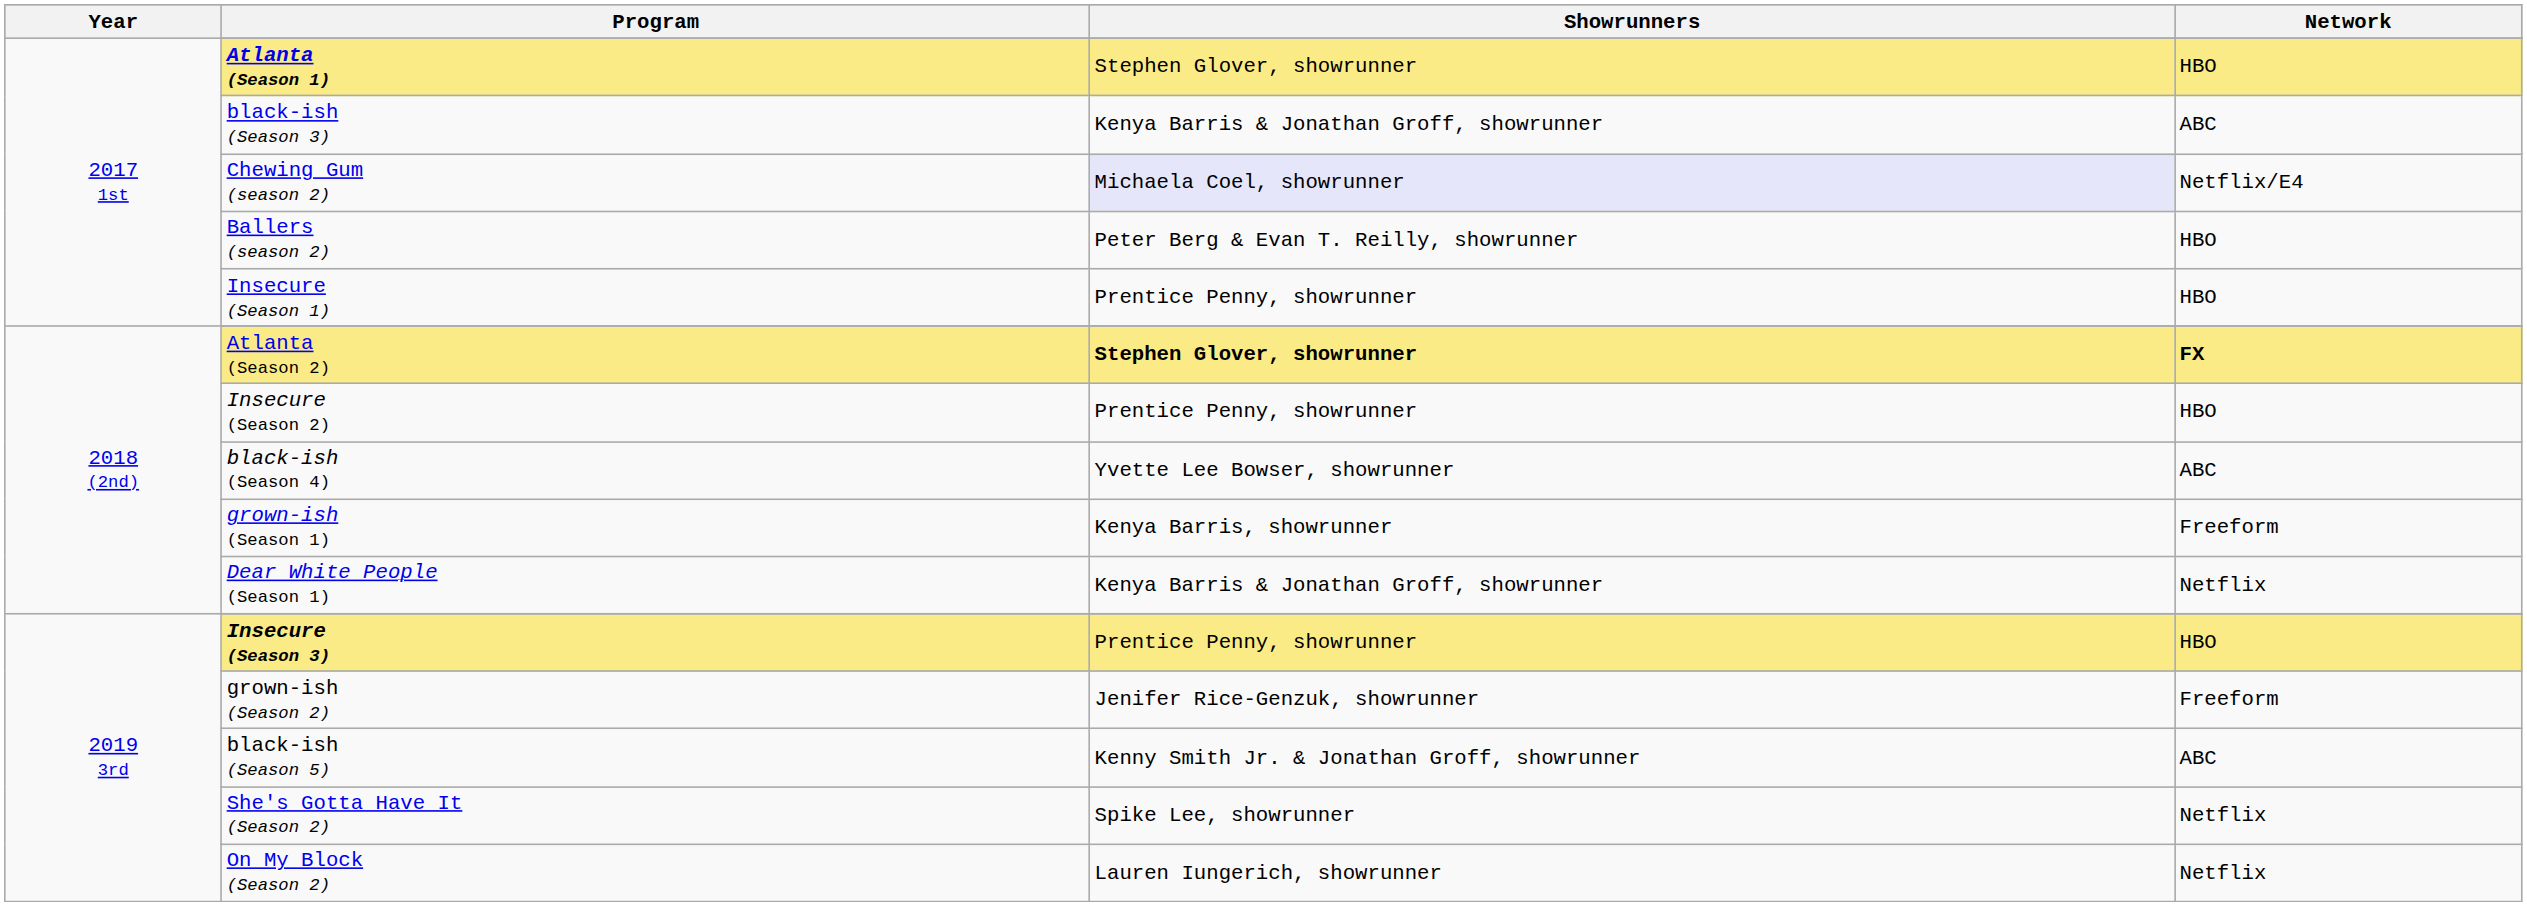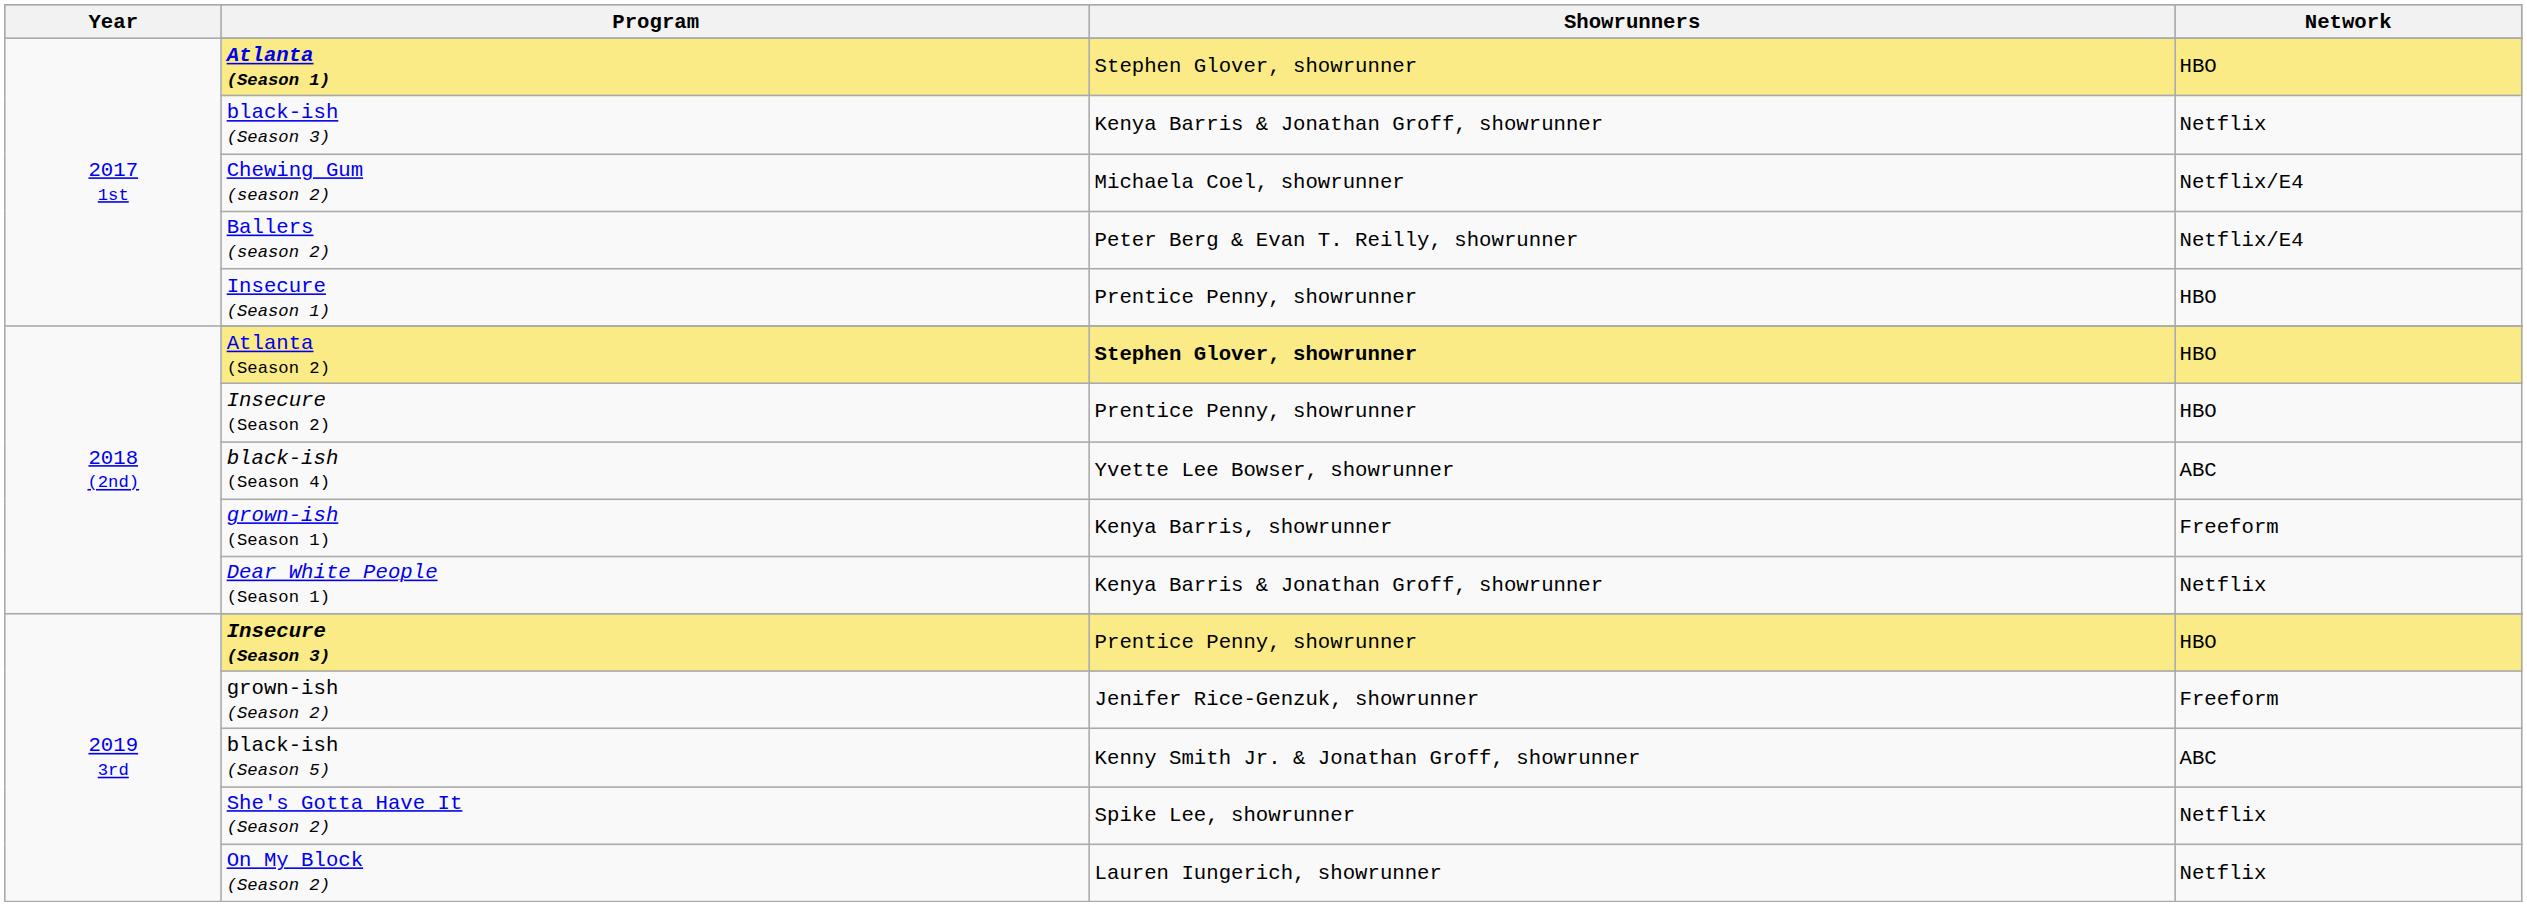(2198, 125) ABC -> (2223, 125) Netflix
(1250, 182) lavender background -> (1250, 182) no background
(2198, 240) HBO -> (2242, 240) Netflix/E4
(2192, 355) FX -> (2198, 355) HBO
